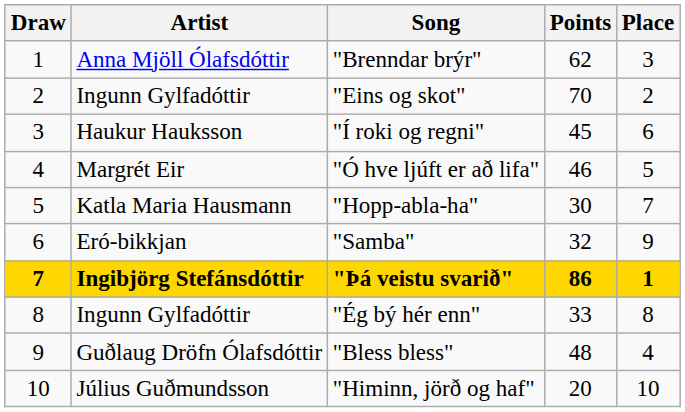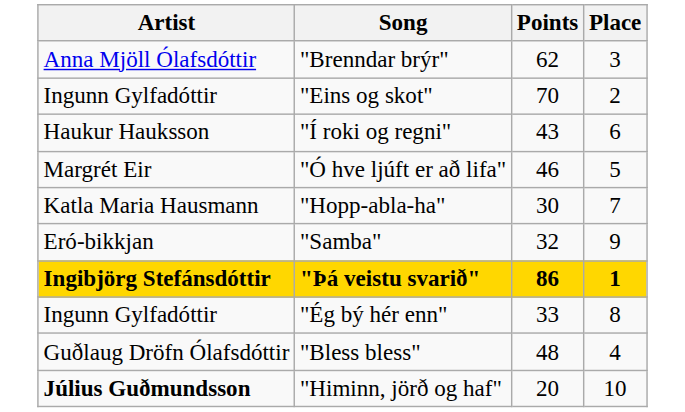- column: (38, 22)
(580, 132) 45 -> (548, 132) 43
(173, 388) normal -> (147, 388) bold
